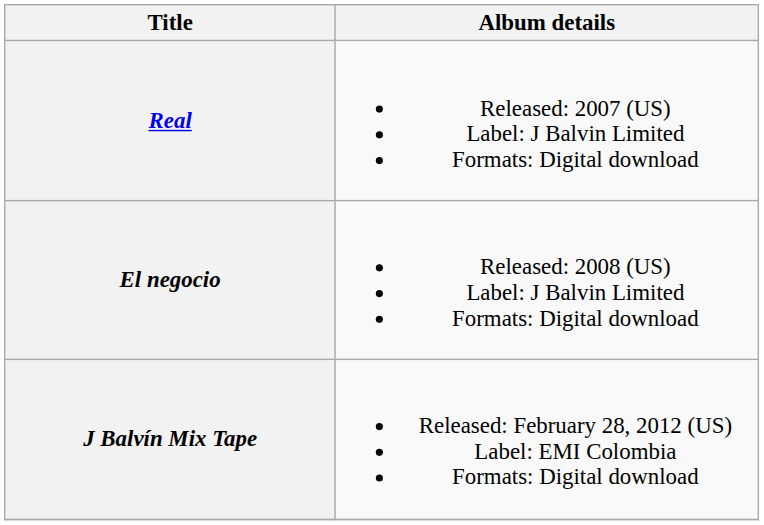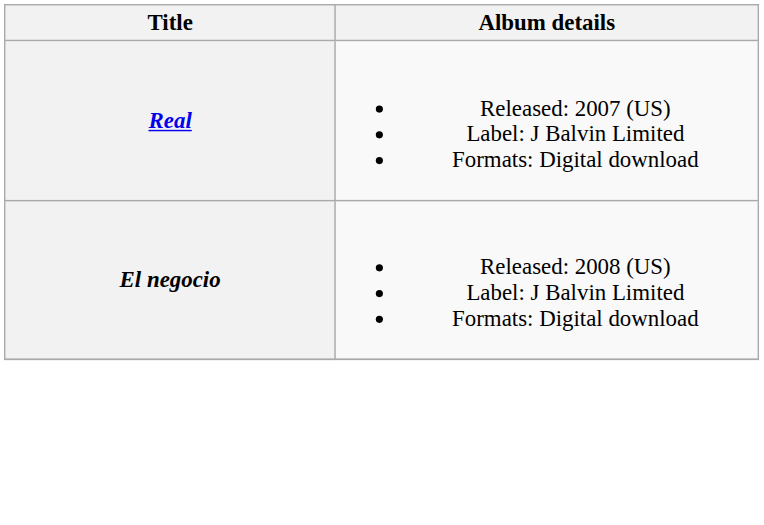- row: (170, 438)
